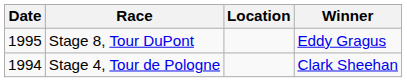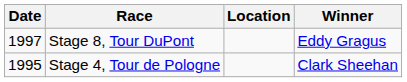(25, 40) 1995 -> (25, 40) 1997
(25, 64) 1994 -> (25, 64) 1995
